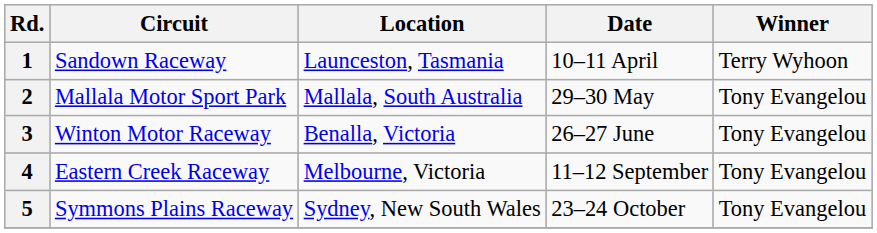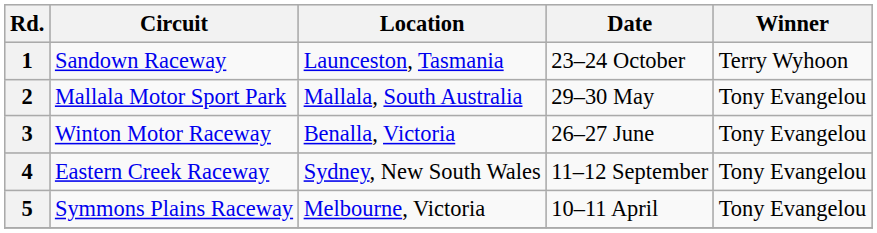(605, 60) 10–11 April -> (618, 60) 23–24 October
(394, 171) Melbourne, Victoria -> (422, 171) Sydney, New South Wales
(422, 208) Sydney, New South Wales -> (394, 208) Melbourne, Victoria
(618, 208) 23–24 October -> (605, 208) 10–11 April
